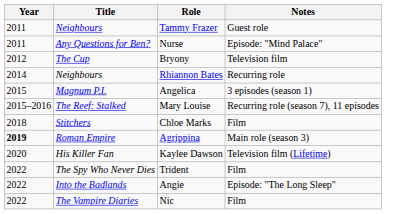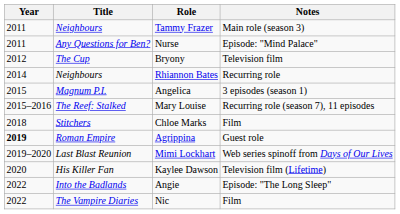(248, 28) Guest role -> (263, 28) Main role (season 3)
(268, 138) Main role (season 3) -> (243, 138) Guest role
+ row: (185, 153)
- row: (174, 169)
